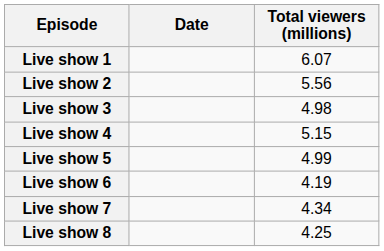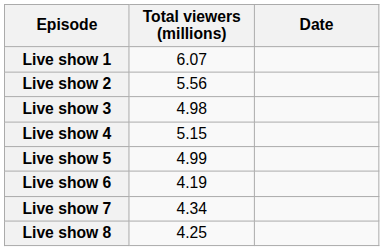columns swapped: (192, 25) <-> (317, 25)
